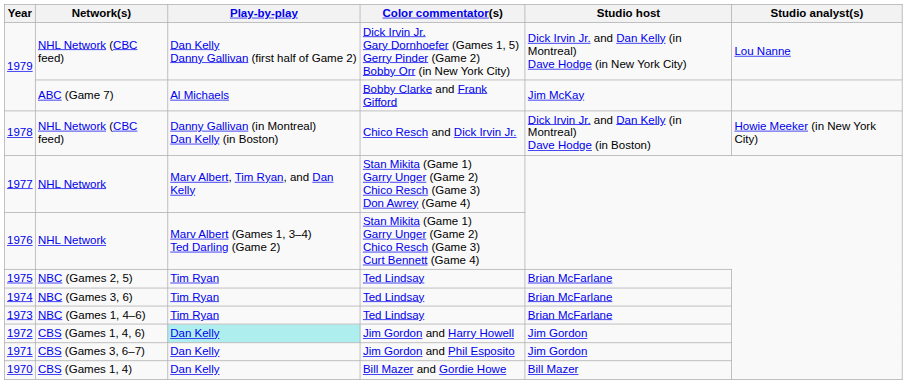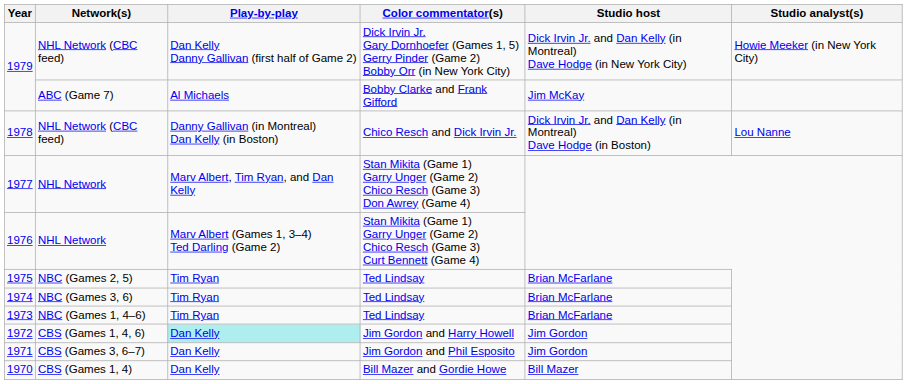(763, 51) Lou Nanne -> (805, 51) Howie Meeker (in New York City)
(805, 133) Howie Meeker (in New York City) -> (763, 133) Lou Nanne
